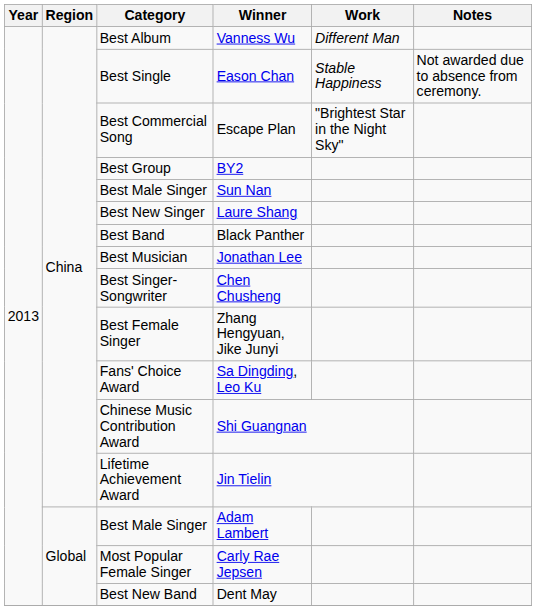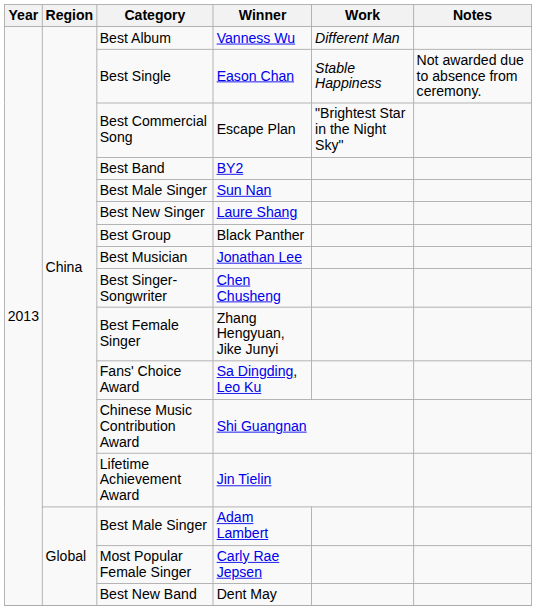(135, 168) Best Group -> (132, 168) Best Band
(132, 235) Best Band -> (135, 235) Best Group
